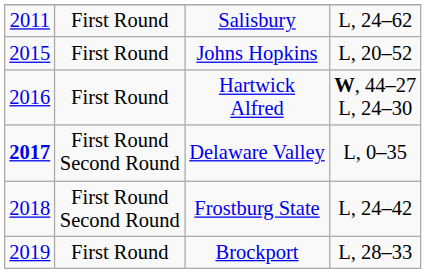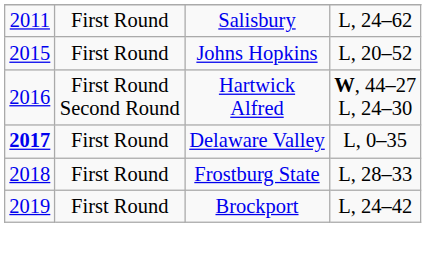(120, 97) First Round -> (120, 97) First Round Second Round
(120, 152) First Round Second Round -> (120, 141) First Round
(120, 208) First Round Second Round -> (120, 173) First Round
(375, 208) L, 24–42 -> (375, 173) L, 28–33
(375, 252) L, 28–33 -> (375, 206) L, 24–42
